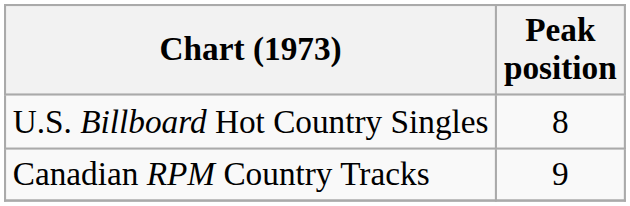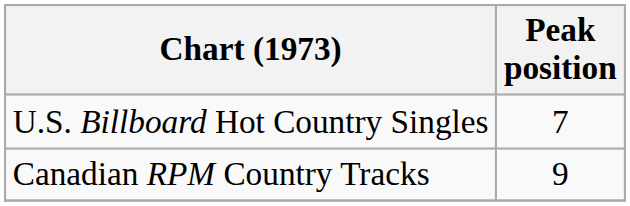(560, 121) 8 -> (560, 121) 7
